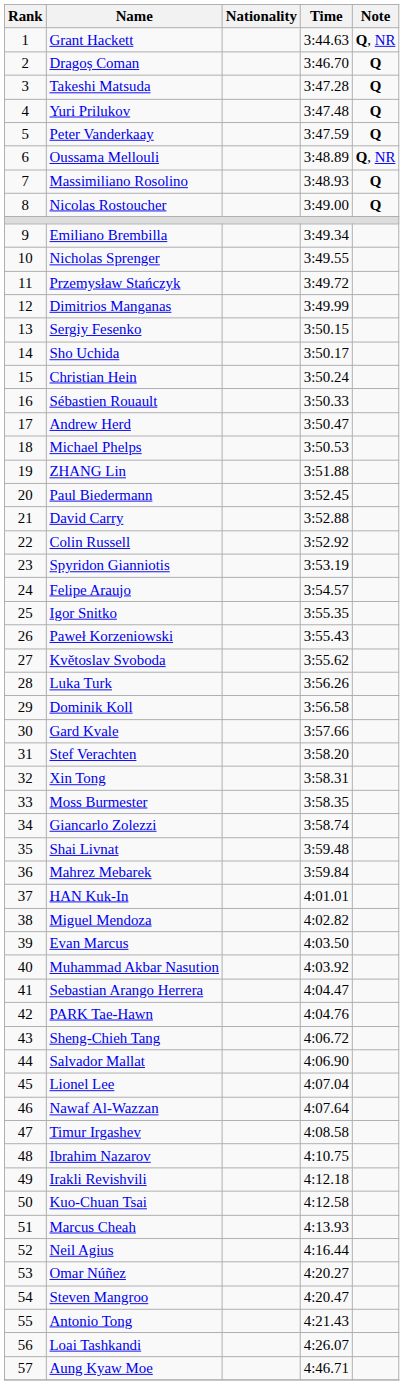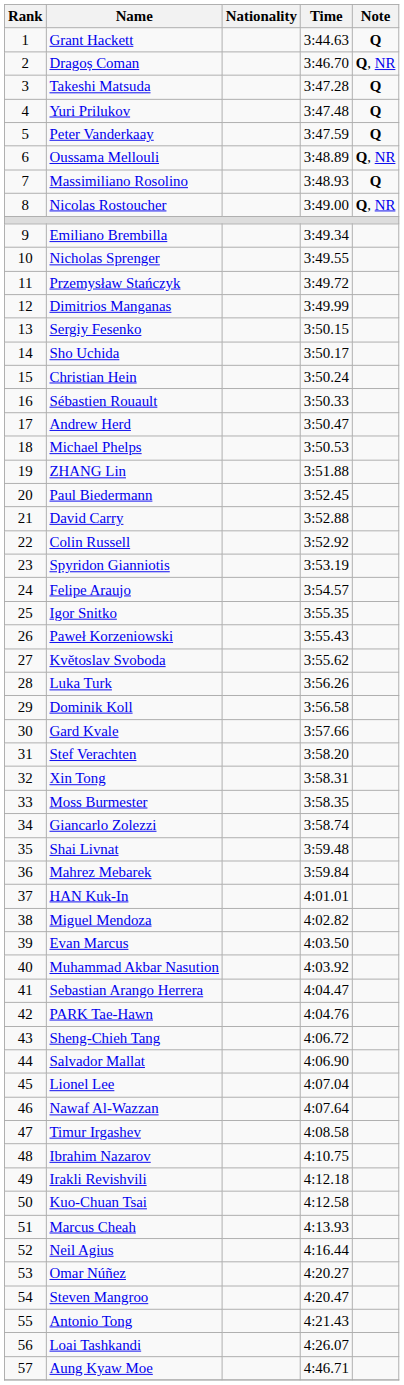(376, 39) Q, NR -> (376, 39) Q
(376, 63) Q -> (376, 63) Q, NR
(376, 205) Q -> (376, 205) Q, NR
